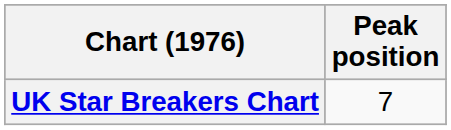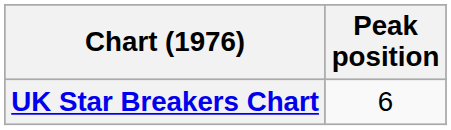(386, 101) 7 -> (386, 101) 6
